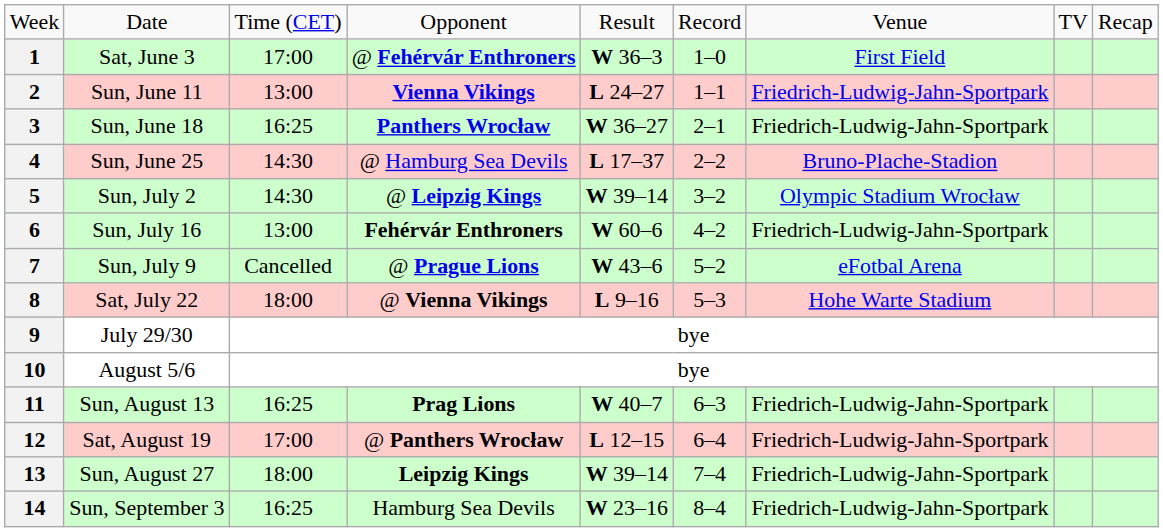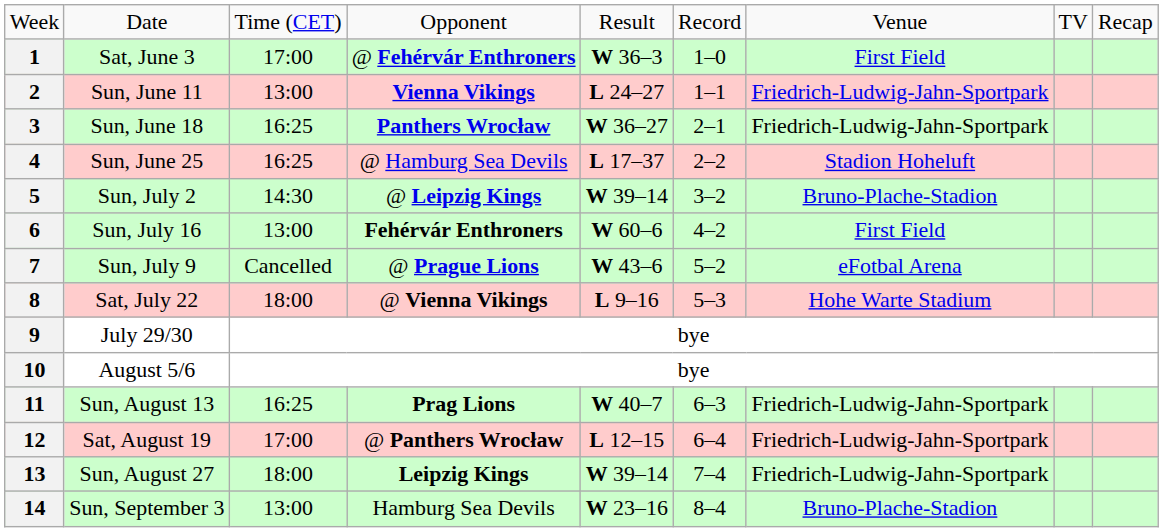(288, 160) 14:30 -> (288, 160) 16:25
(900, 160) Bruno-Plache-Stadion -> (900, 160) Stadion Hoheluft
(900, 195) Olympic Stadium Wrocław -> (900, 195) Bruno-Plache-Stadion
(900, 230) Friedrich-Ludwig-Jahn-Sportpark -> (900, 230) First Field
(288, 508) 16:25 -> (288, 508) 13:00
(900, 508) Friedrich-Ludwig-Jahn-Sportpark -> (900, 508) Bruno-Plache-Stadion
